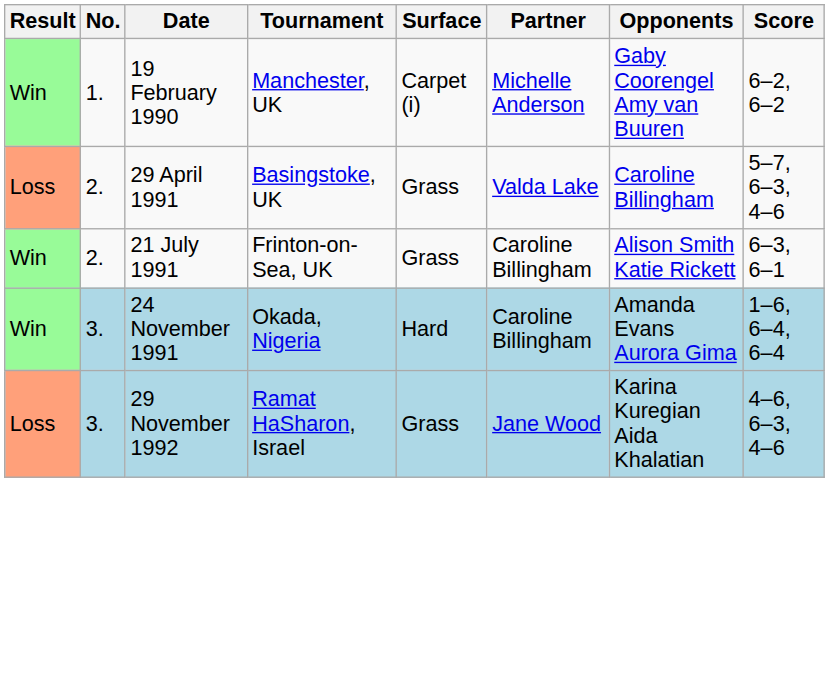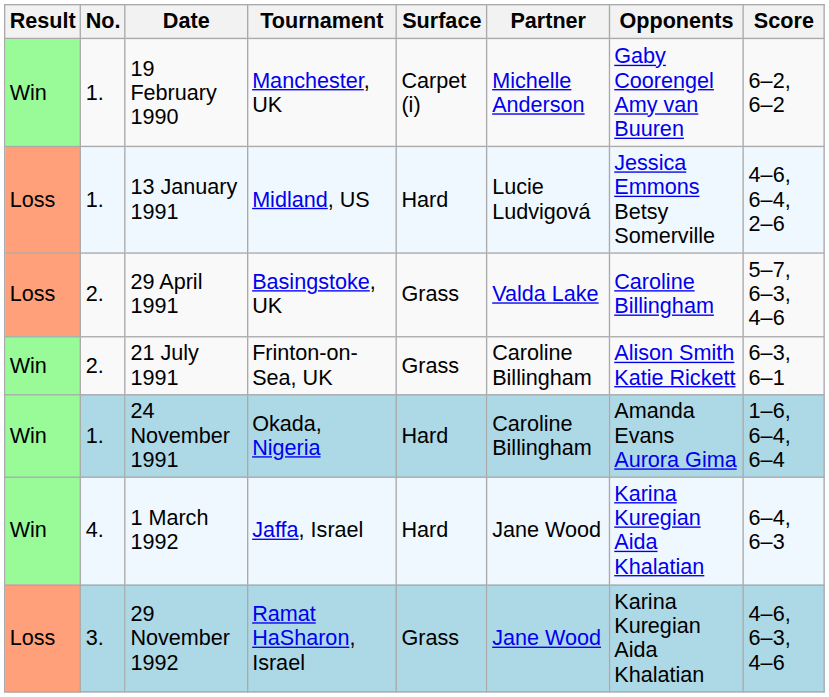+ row: (184, 199)
(95, 328) 3. -> (95, 435) 1.
+ row: (169, 530)
